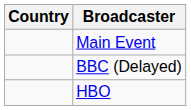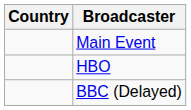rows swapped: (129, 67) <-> (93, 92)
